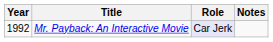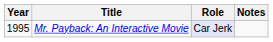(18, 28) 1992 -> (18, 28) 1995
